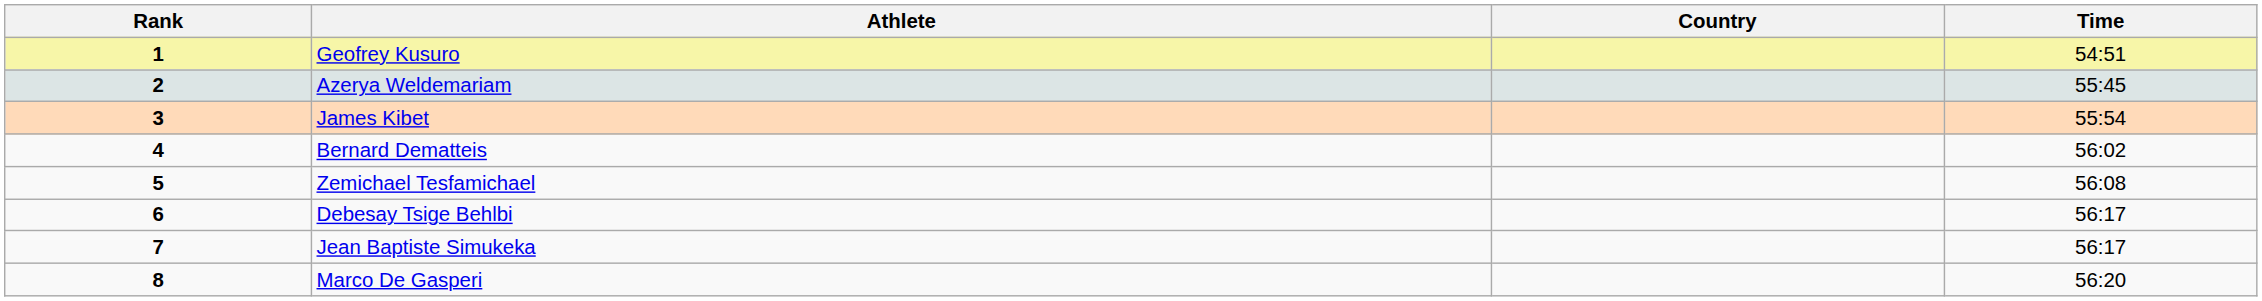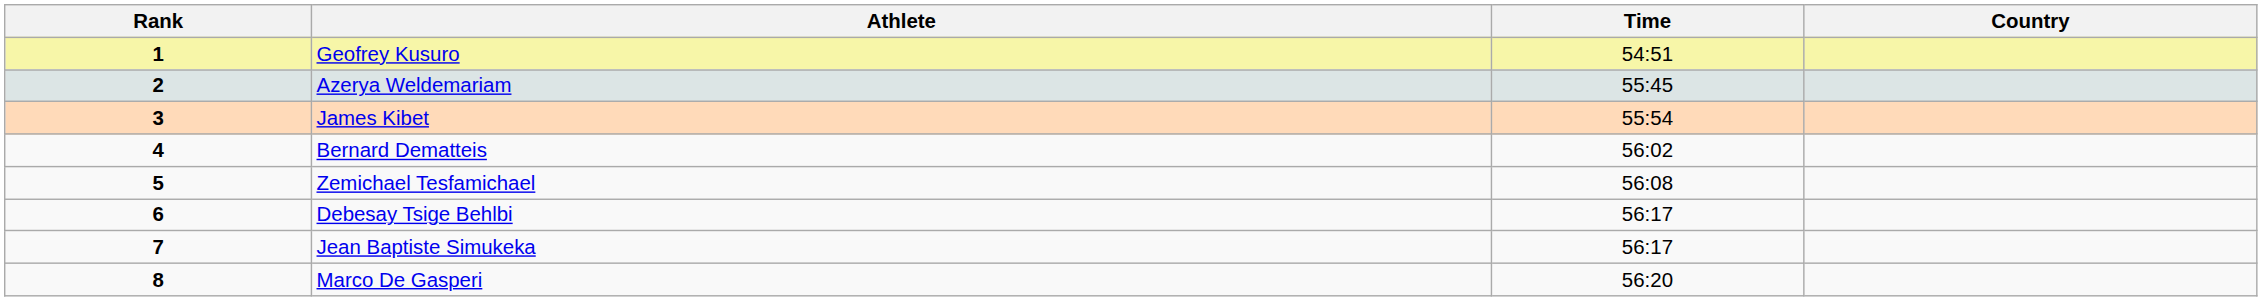columns swapped: (1718, 21) <-> (2101, 21)
